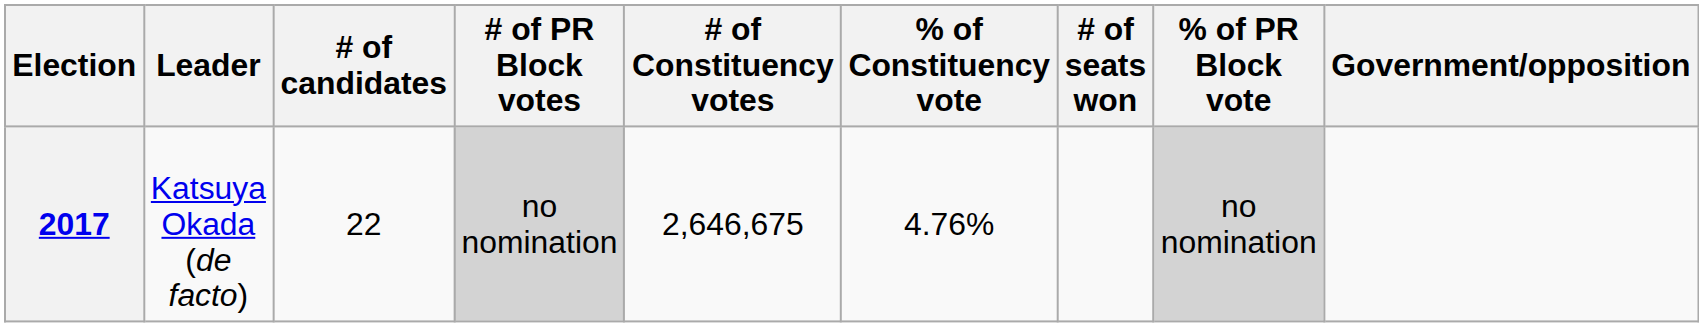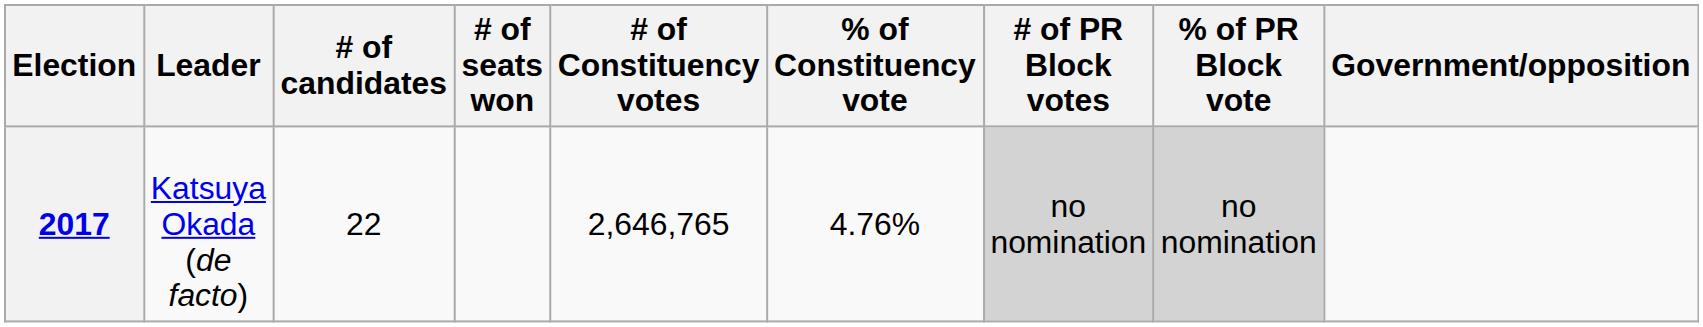columns swapped: (1105, 65) <-> (539, 65)
(733, 223) 2,646,675 -> (659, 223) 2,646,765
